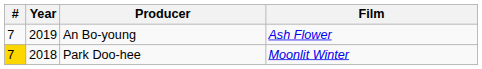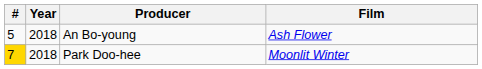(11, 34) 7 -> (11, 34) 5
(43, 34) 2019 -> (43, 34) 2018
